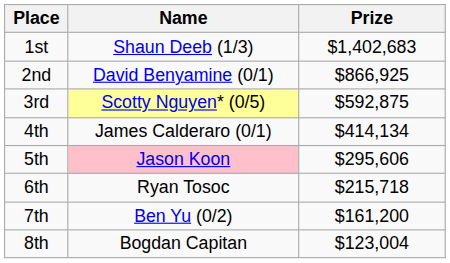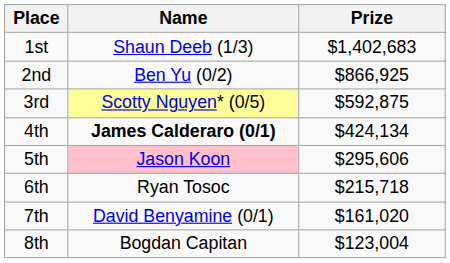(183, 74) David Benyamine (0/1) -> (183, 74) Ben Yu (0/2)
(183, 131) normal -> (183, 131) bold
(372, 131) $414,134 -> (372, 131) $424,134
(183, 215) Ben Yu (0/2) -> (183, 215) David Benyamine (0/1)
(372, 215) $161,200 -> (372, 215) $161,020
